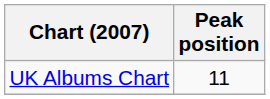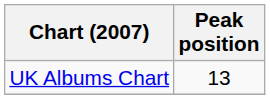(219, 77) 11 -> (219, 77) 13
